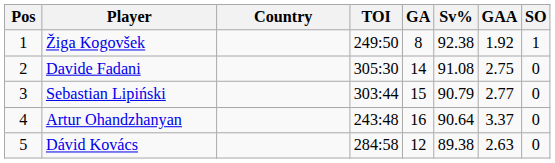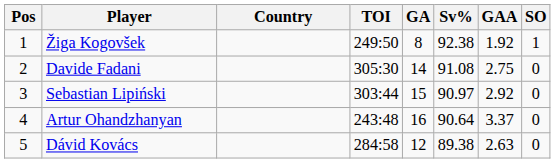(456, 94) 90.79 -> (456, 94) 90.97
(500, 94) 2.77 -> (500, 94) 2.92
